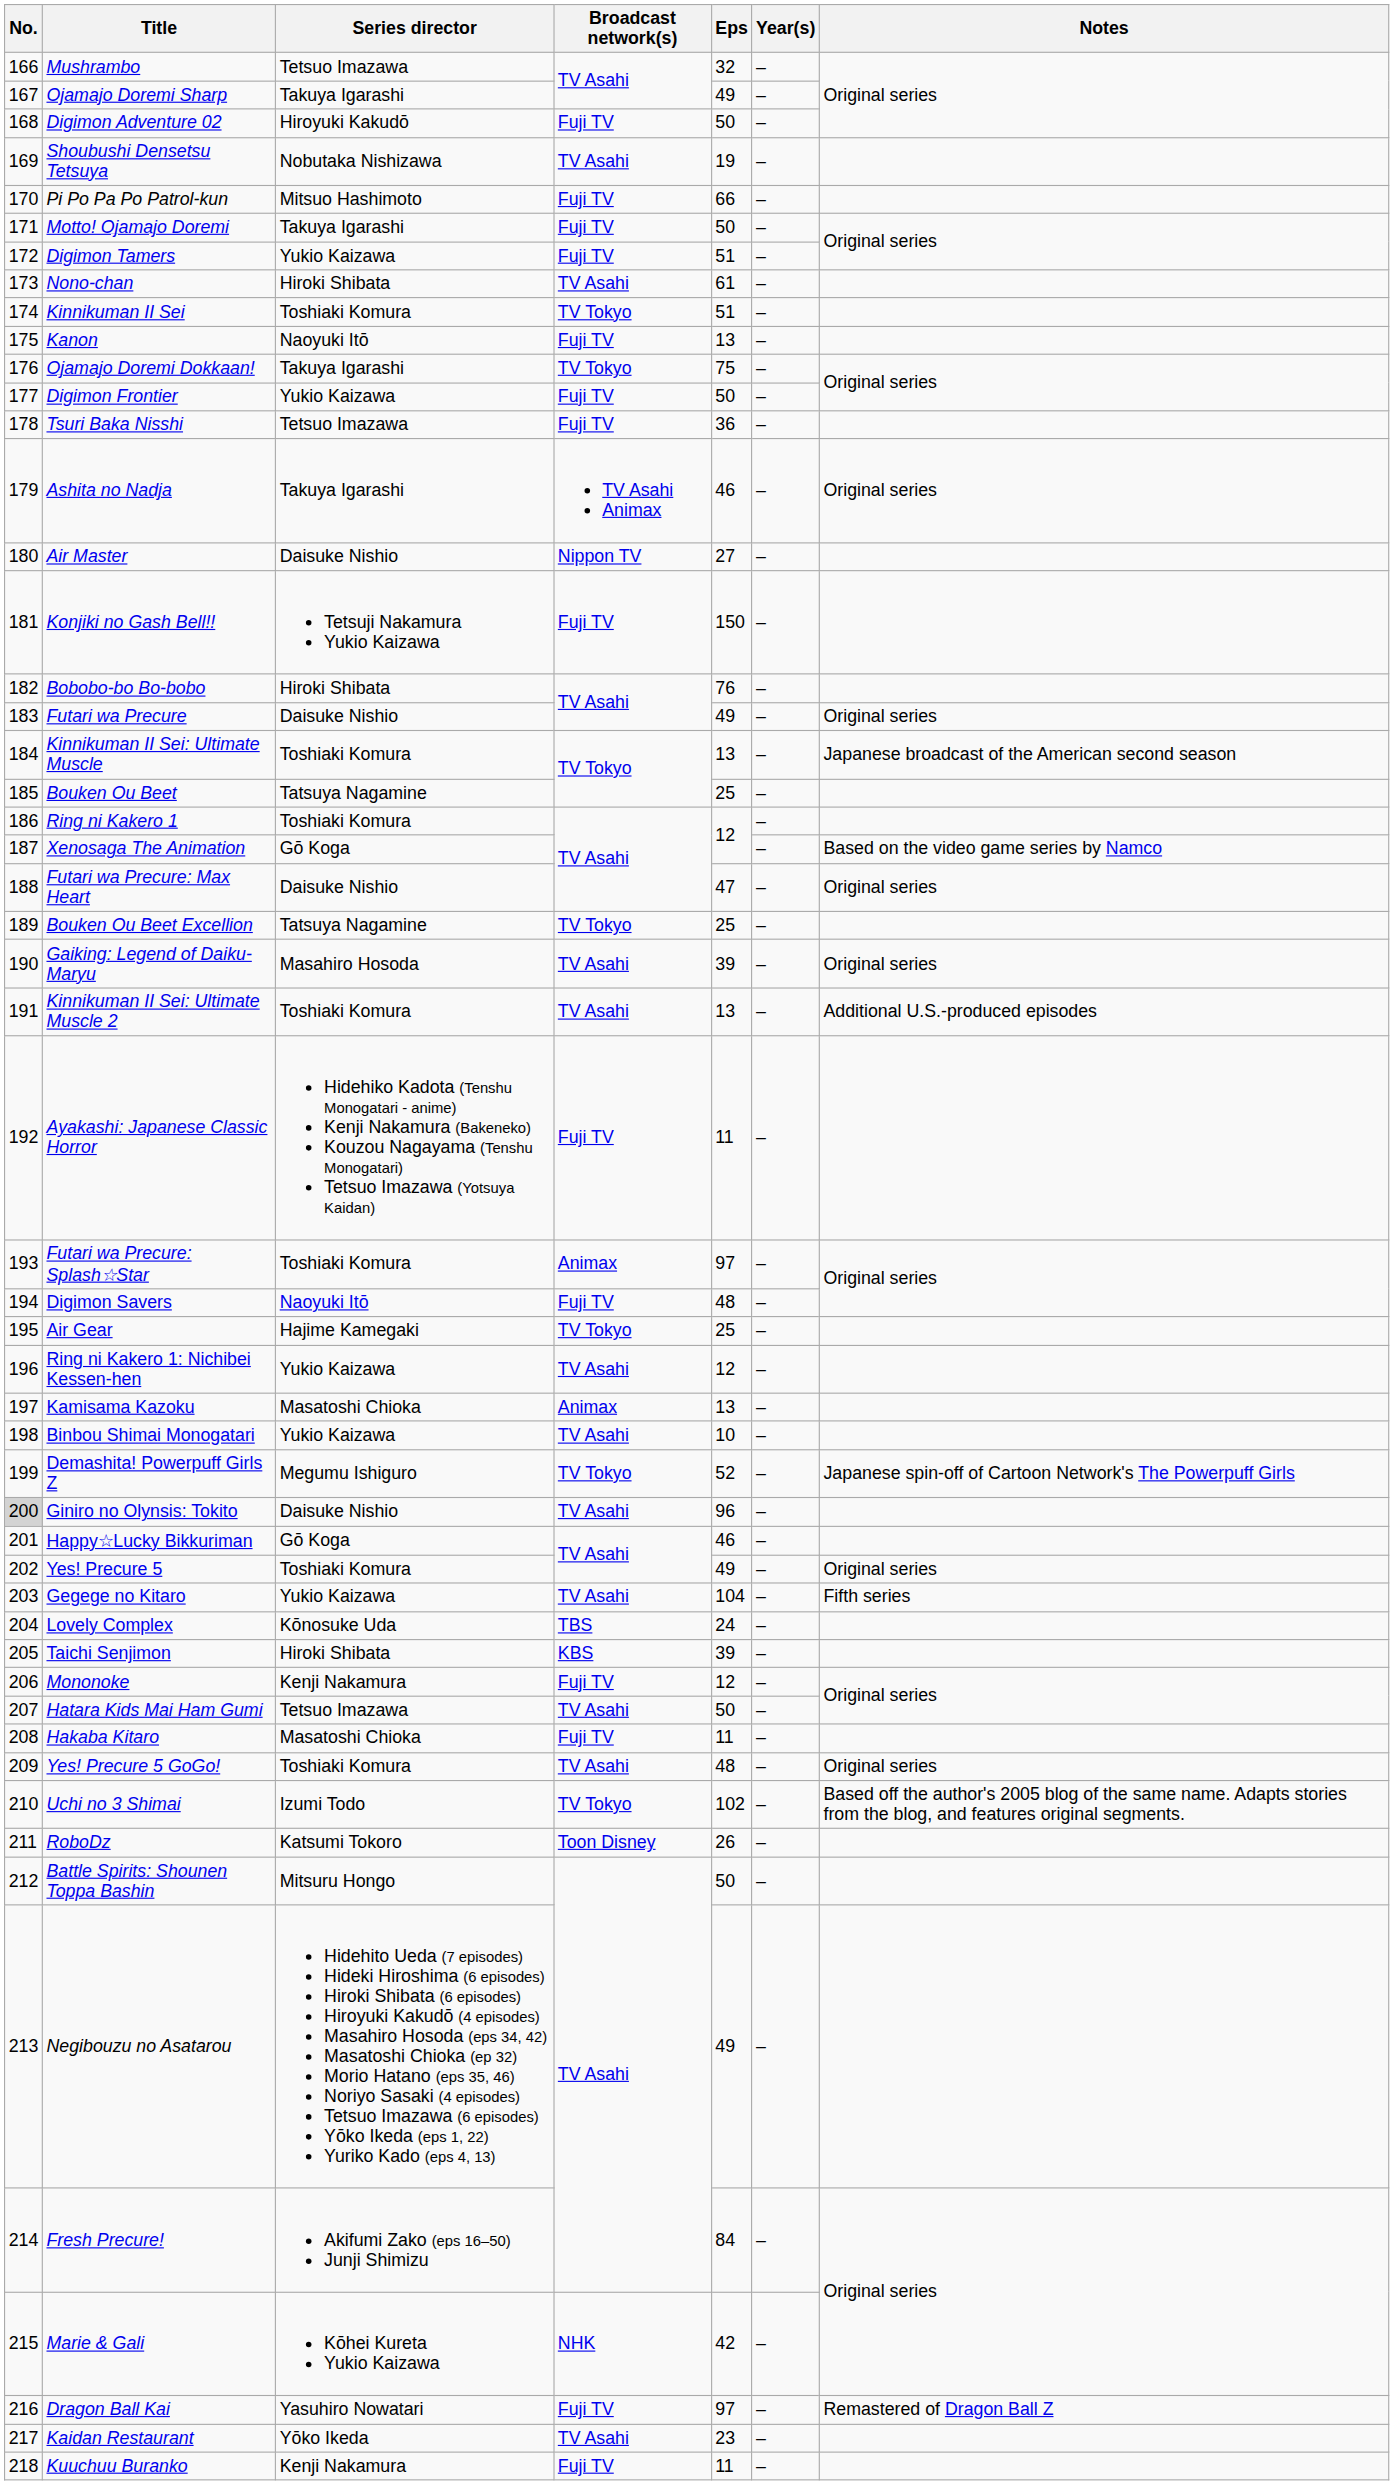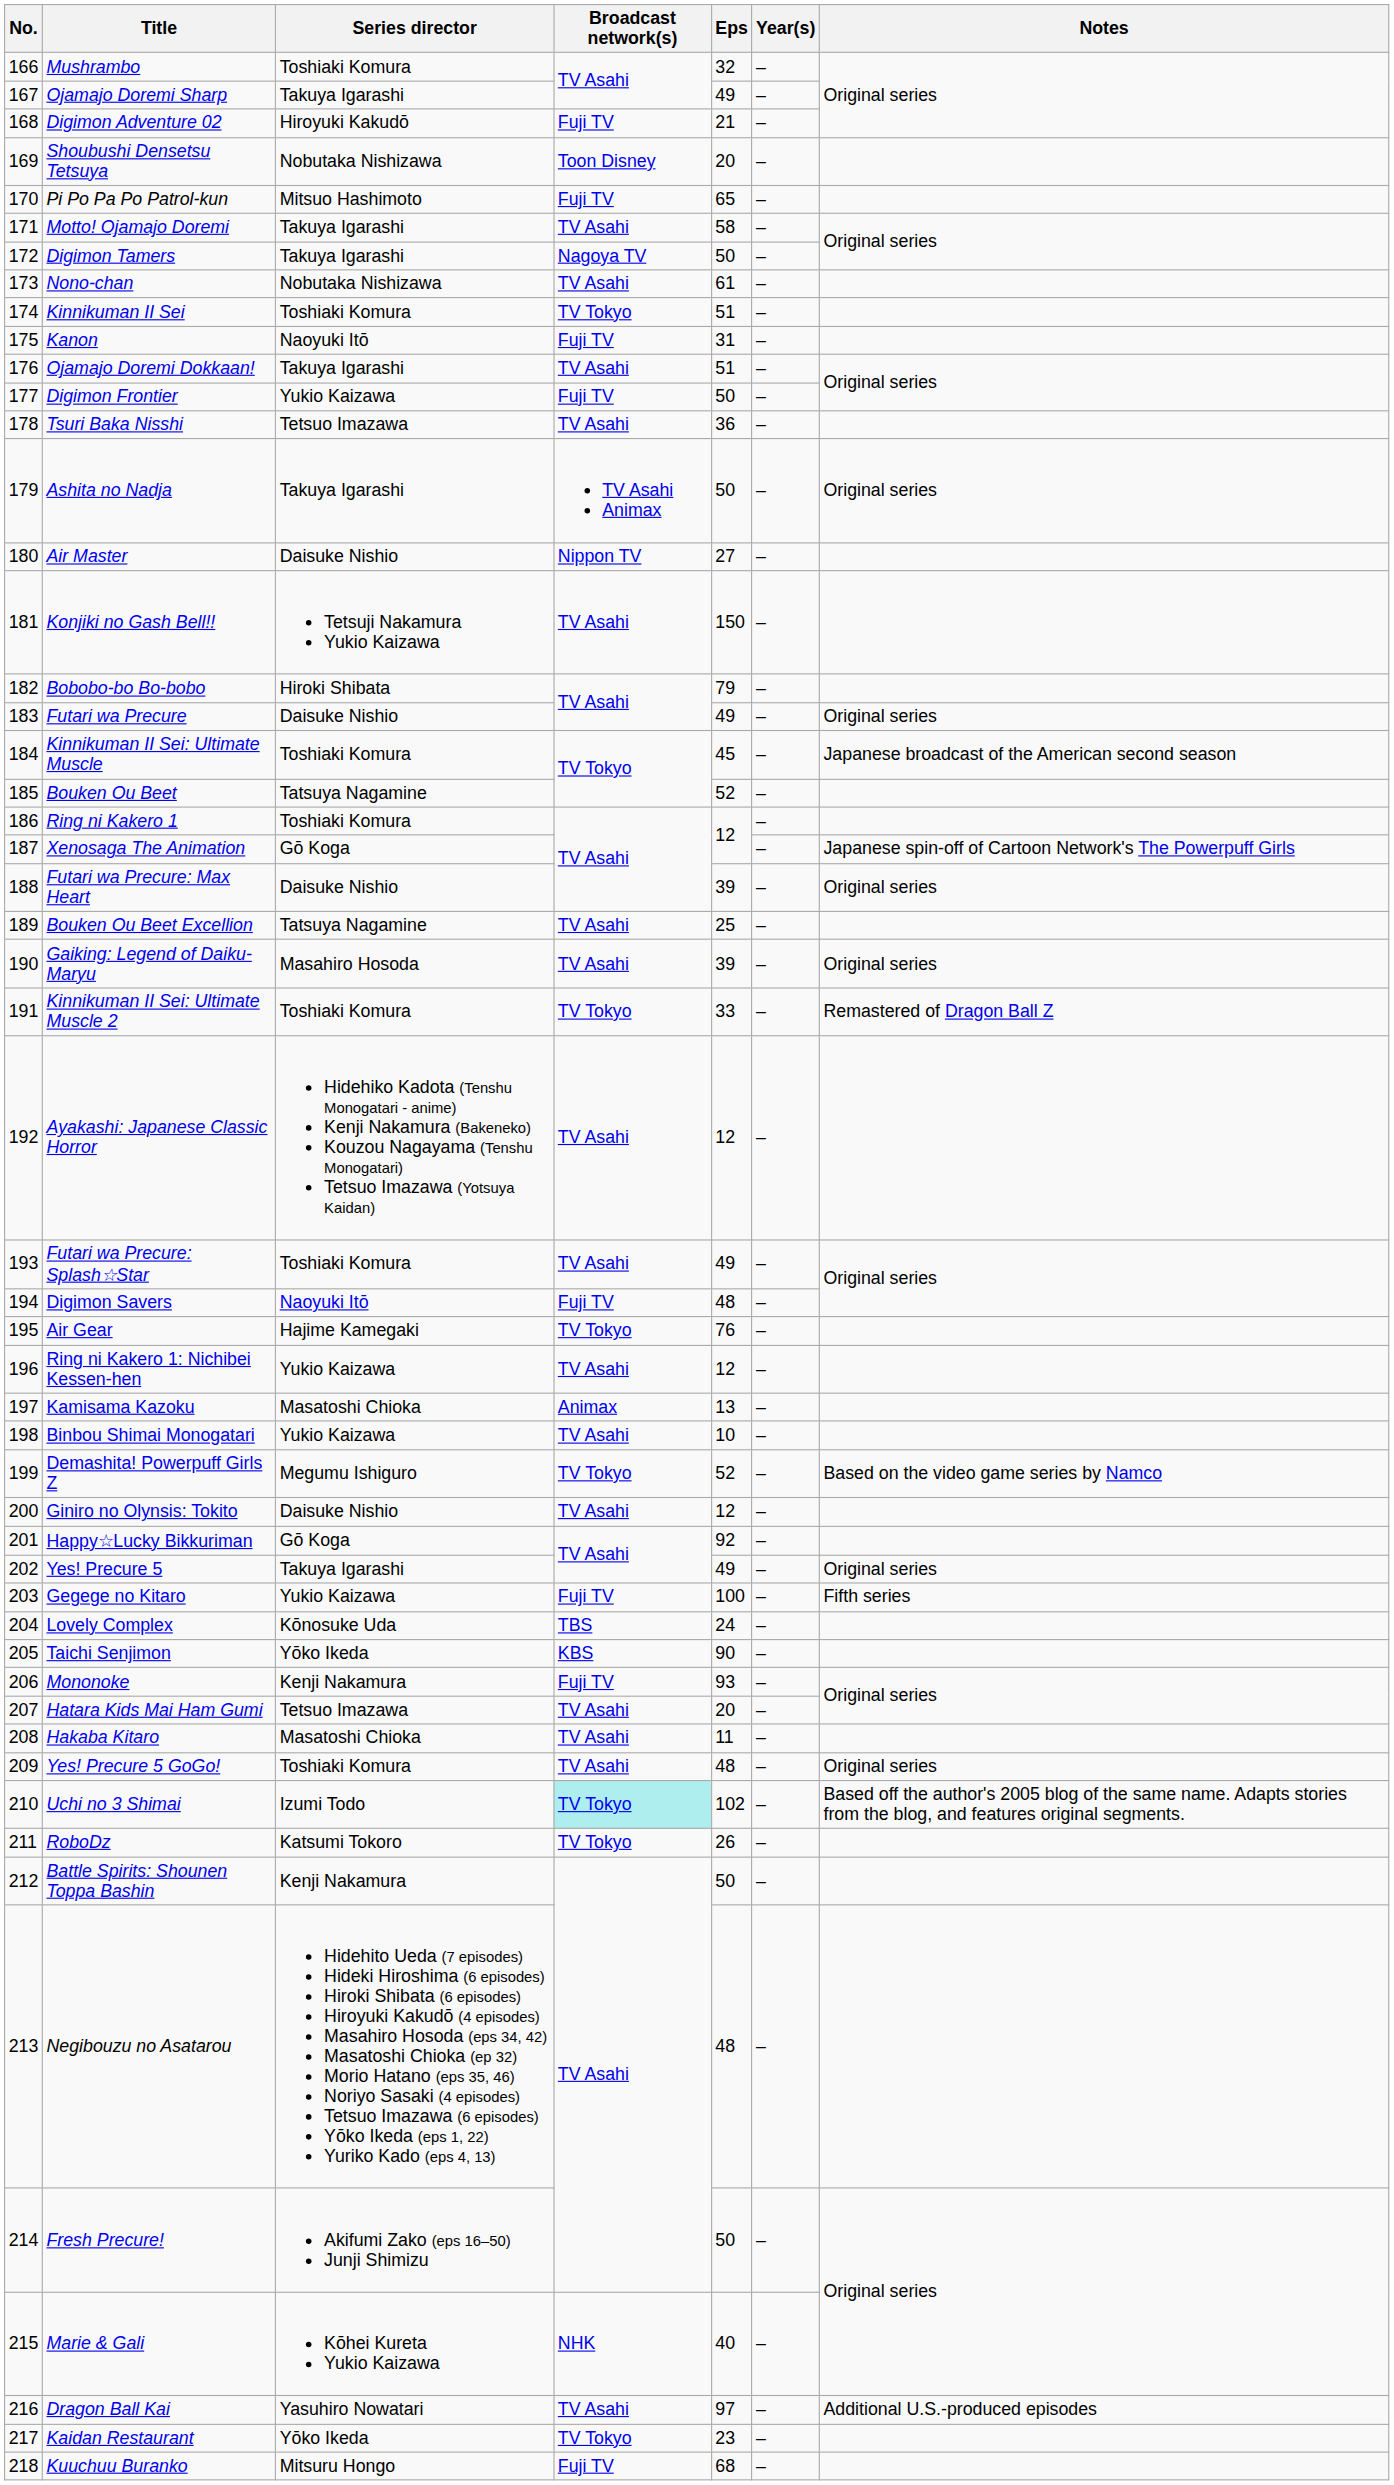(344, 66) Tetsuo Imazawa -> (345, 66) Toshiaki Komura
(725, 123) 50 -> (725, 123) 21
(593, 161) TV Asahi -> (607, 161) Toon Disney
(725, 161) 19 -> (725, 161) 20
(725, 199) 66 -> (725, 199) 65
(586, 227) Fuji TV -> (593, 227) TV Asahi
(725, 227) 50 -> (725, 227) 58
(337, 255) Yukio Kaizawa -> (342, 255) Takuya Igarashi
(586, 255) Fuji TV -> (602, 255) Nagoya TV
(725, 255) 51 -> (725, 255) 50
(335, 283) Hiroki Shibata -> (361, 283) Nobutaka Nishizawa
(725, 340) 13 -> (725, 340) 31
(595, 368) TV Tokyo -> (593, 368) TV Asahi
(725, 368) 75 -> (725, 368) 51
(586, 424) Fuji TV -> (593, 424) TV Asahi
(725, 490) 46 -> (725, 490) 50
(586, 622) Fuji TV -> (593, 622) TV Asahi
(725, 688) 76 -> (725, 688) 79
(725, 754) 13 -> (725, 754) 45
(725, 792) 25 -> (725, 792) 52
(993, 849) Based on the video game series by Namco -> (1059, 849) Japanese spin-off of Cartoon Network's The Powerpuff Girls
(725, 887) 47 -> (725, 887) 39
(595, 925) TV Tokyo -> (593, 925) TV Asahi
(593, 1011) TV Asahi -> (595, 1011) TV Tokyo
(725, 1011) 13 -> (725, 1011) 33
(960, 1011) Additional U.S.-produced episodes -> (938, 1011) Remastered of Dragon Ball Z
(586, 1137) Fuji TV -> (593, 1137) TV Asahi
(725, 1137) 11 -> (725, 1137) 12
(587, 1264) Animax -> (593, 1264) TV Asahi
(725, 1264) 97 -> (725, 1264) 49
(725, 1330) 25 -> (725, 1330) 76
(1059, 1473) Japanese spin-off of Cartoon Network's The Powerpuff Girls -> (993, 1473) Based on the video game series by Namco
(23, 1511) lightgrey background -> (23, 1511) no background
(725, 1511) 96 -> (725, 1511) 12
(725, 1540) 46 -> (725, 1540) 92
(345, 1569) Toshiaki Komura -> (342, 1569) Takuya Igarashi
(593, 1597) TV Asahi -> (586, 1597) Fuji TV
(730, 1597) 104 -> (730, 1597) 100
(335, 1653) Hiroki Shibata -> (324, 1653) Yōko Ikeda
(725, 1653) 39 -> (725, 1653) 90
(725, 1681) 12 -> (725, 1681) 93
(725, 1709) 50 -> (725, 1709) 20
(586, 1738) Fuji TV -> (593, 1738) TV Asahi
(595, 1804) no background -> (595, 1804) paleturquoise background
(607, 1842) Toon Disney -> (595, 1842) TV Tokyo
(337, 1880) Mitsuru Hongo -> (343, 1880) Kenji Nakamura
(725, 2046) 49 -> (725, 2046) 48
(725, 2240) 84 -> (725, 2240) 50
(725, 2343) 42 -> (725, 2343) 40
(586, 2409) Fuji TV -> (593, 2409) TV Asahi
(938, 2409) Remastered of Dragon Ball Z -> (960, 2409) Additional U.S.-produced episodes
(593, 2437) TV Asahi -> (595, 2437) TV Tokyo
(343, 2465) Kenji Nakamura -> (337, 2465) Mitsuru Hongo
(725, 2465) 11 -> (725, 2465) 68
